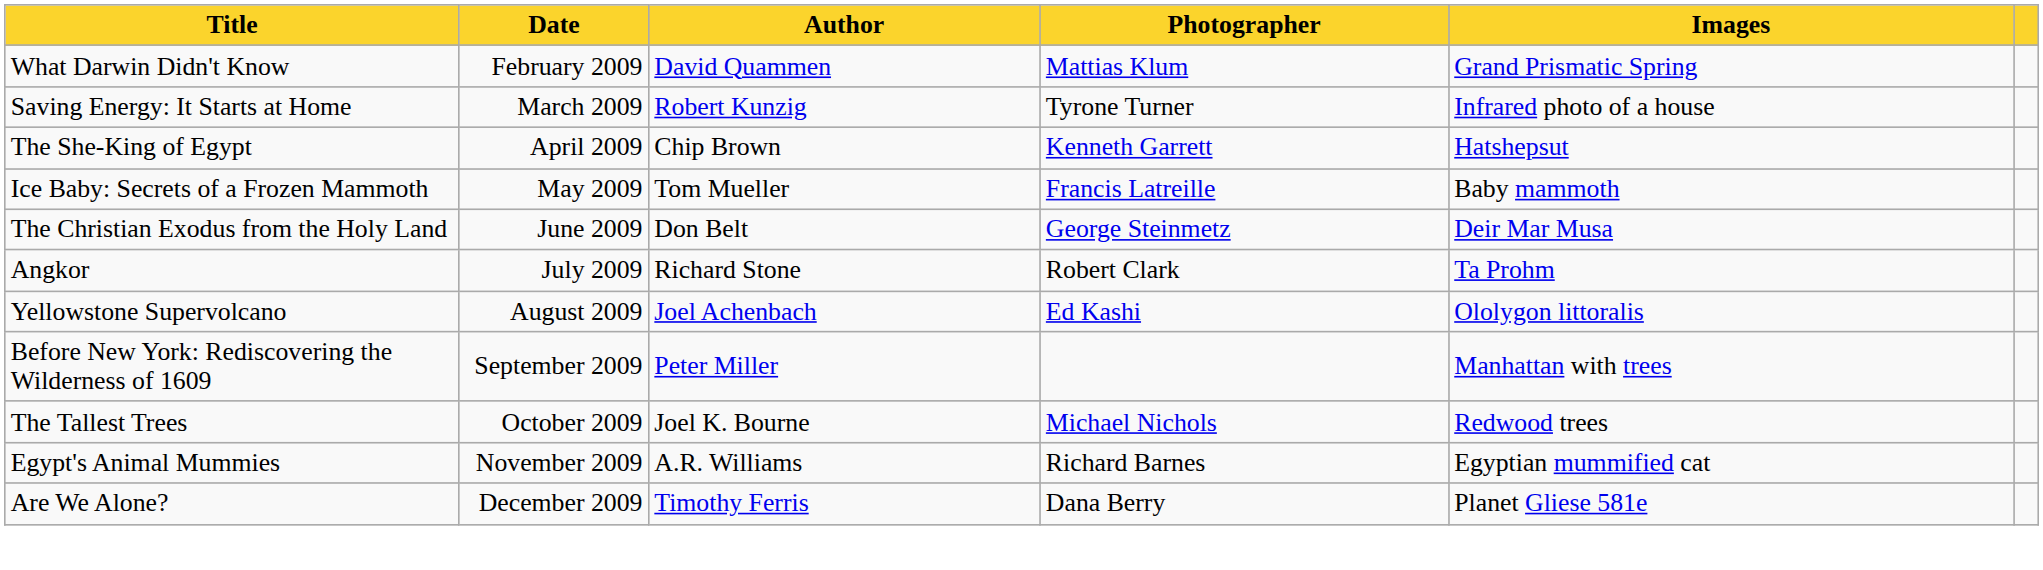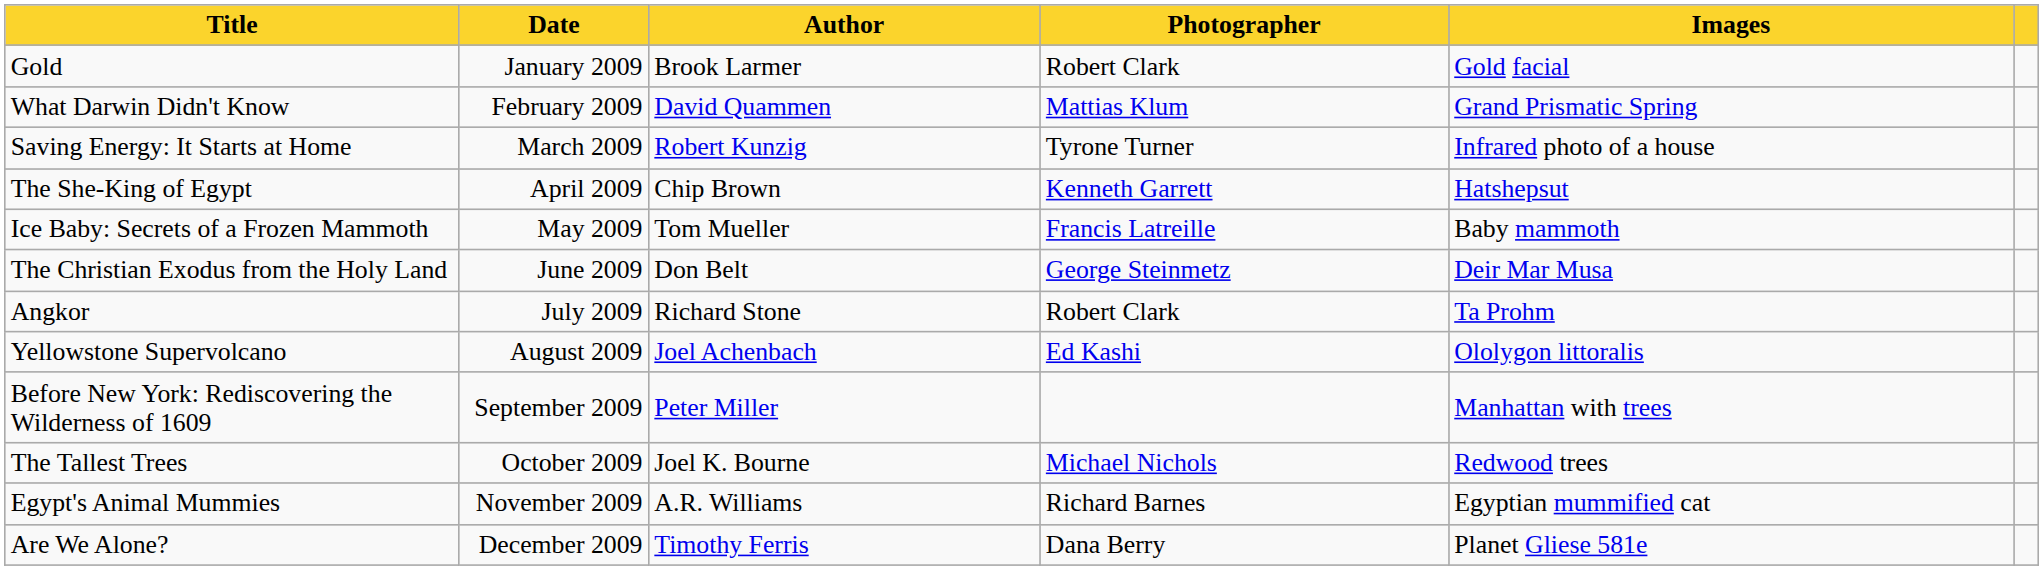+ row: (37, 65)
